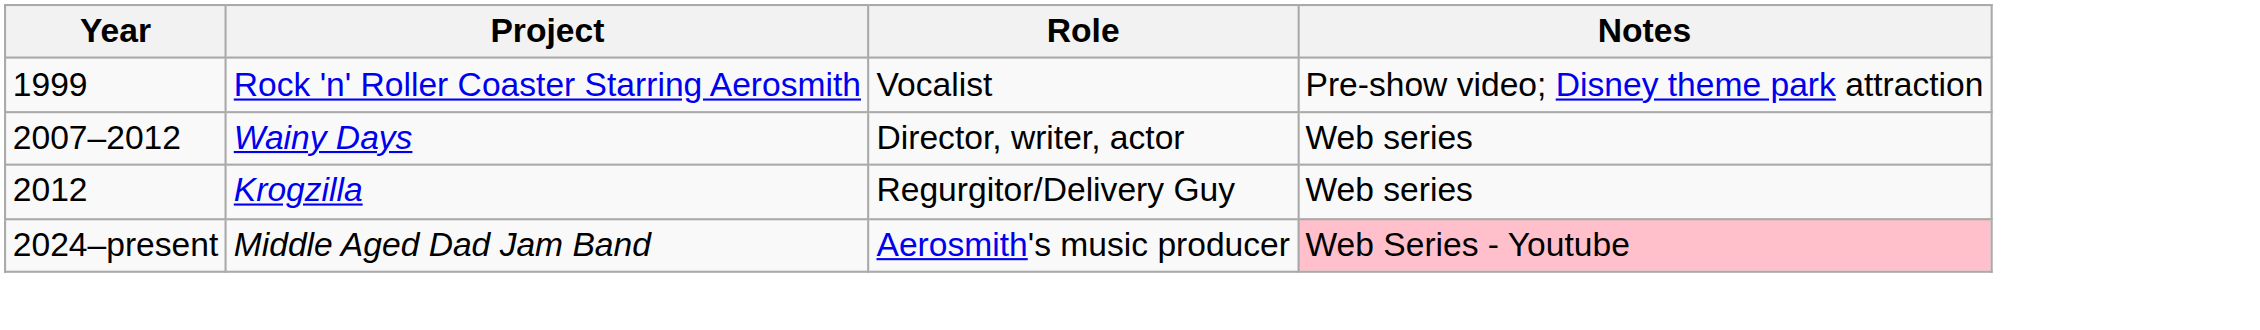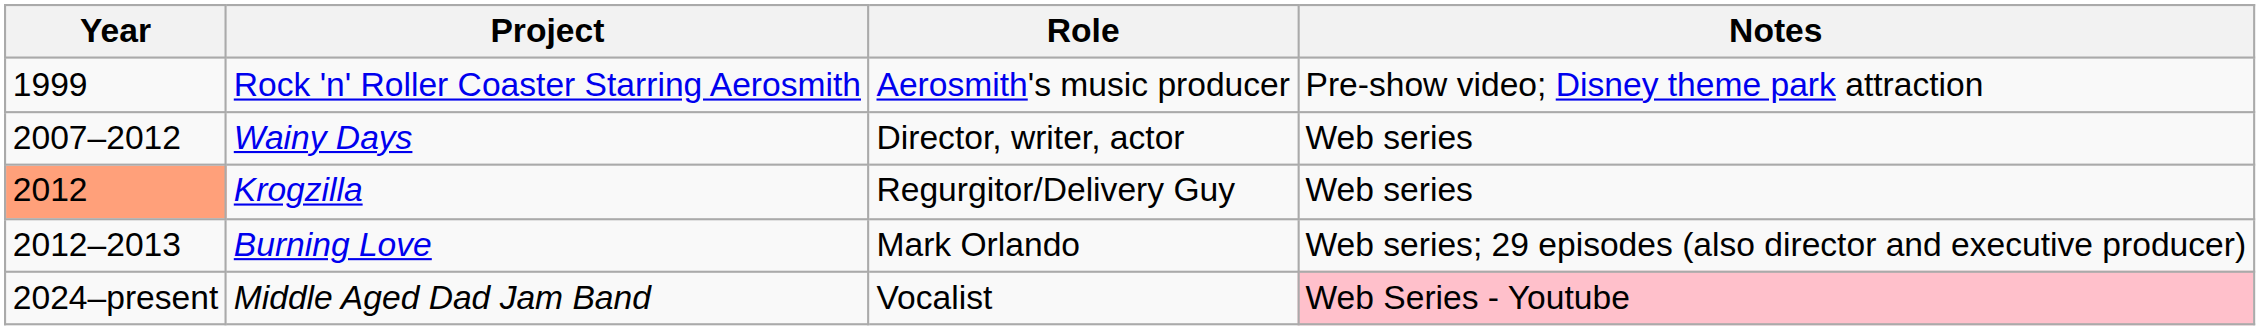(934, 84) Vocalist -> (1083, 84) Aerosmith's music producer
(50, 191) no background -> (50, 191) lightsalmon background
+ row: (333, 244)
(1083, 244) Aerosmith's music producer -> (934, 297) Vocalist
